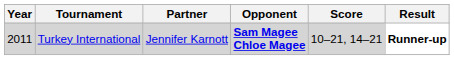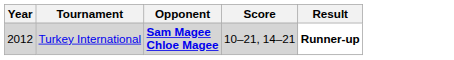- column: (187, 14)
(20, 39) 2011 -> (20, 39) 2012
